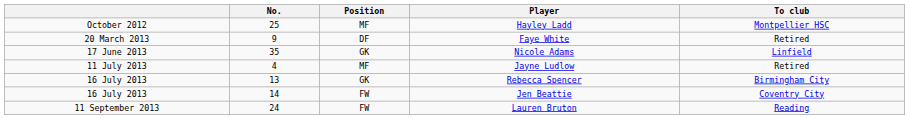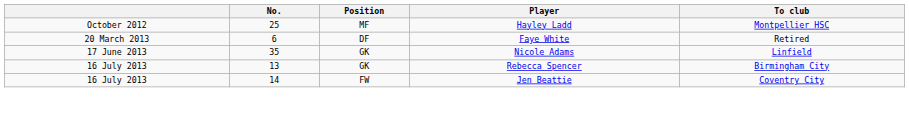(274, 39) 9 -> (274, 39) 6
- row: (544, 67)
- row: (544, 108)
